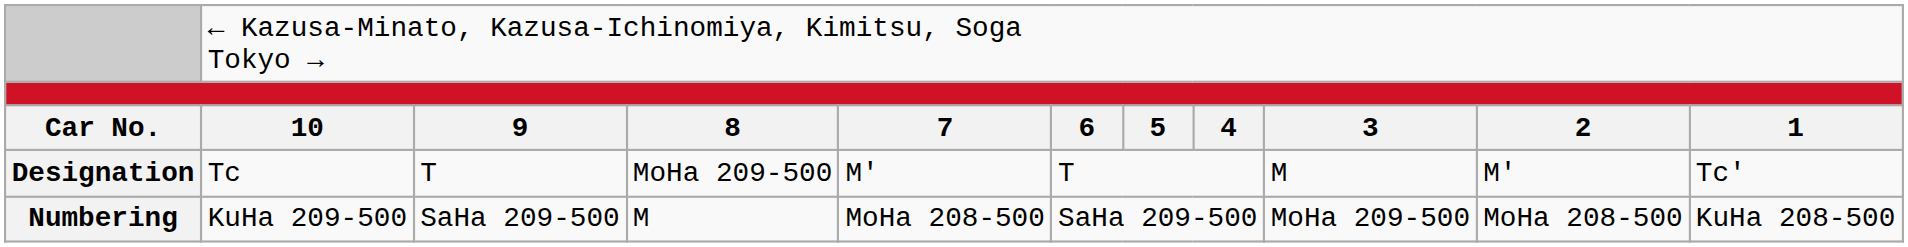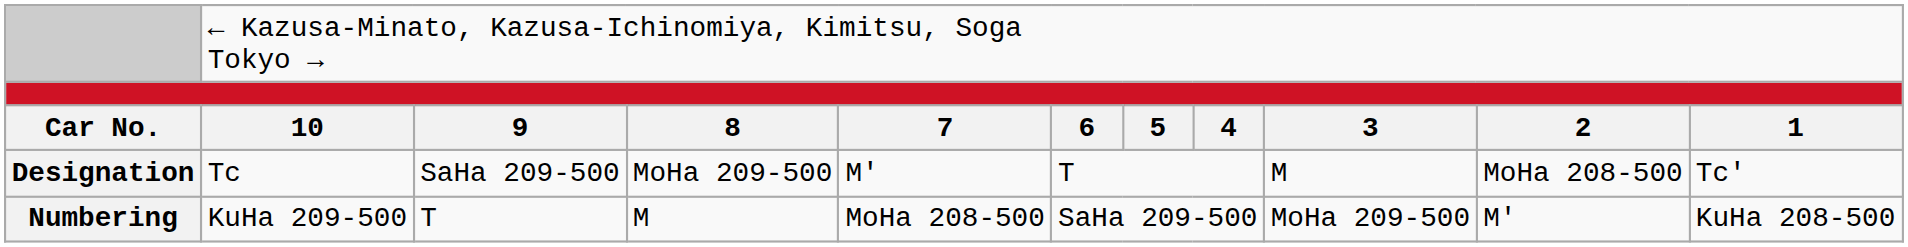(429, 173) T -> (520, 173) SaHa 209-500
(1500, 173) M' -> (1583, 173) MoHa 208-500
(520, 218) SaHa 209-500 -> (429, 218) T
(1583, 218) MoHa 208-500 -> (1500, 218) M'
